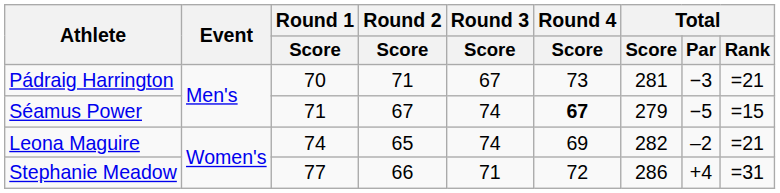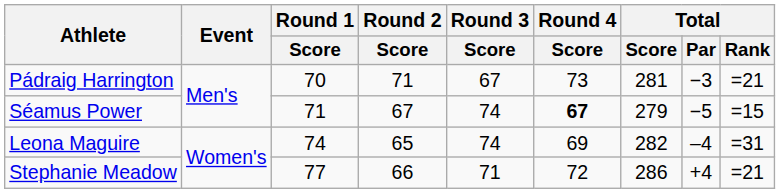(701, 143) –2 -> (701, 143) –4
(747, 143) =21 -> (747, 143) =31
(747, 173) =31 -> (747, 173) =21
